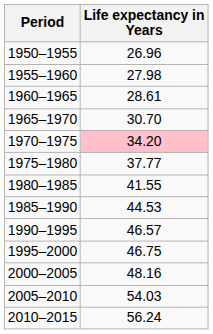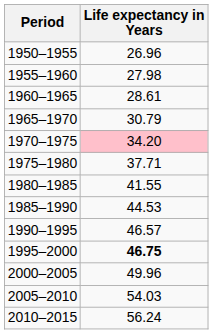(144, 119) 30.70 -> (144, 119) 30.79
(144, 163) 37.77 -> (144, 163) 37.71
(144, 251) normal -> (144, 251) bold
(144, 274) 48.16 -> (144, 274) 49.96
